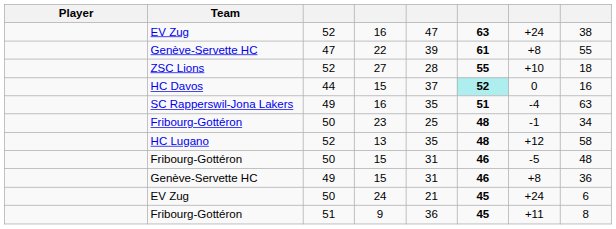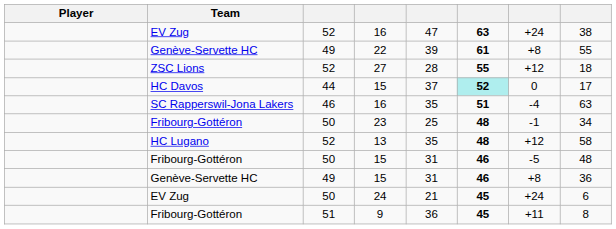(329, 50) 47 -> (329, 50) 49
(534, 68) +10 -> (534, 68) +12
(586, 86) 16 -> (586, 86) 17
(329, 104) 49 -> (329, 104) 46
